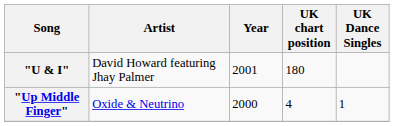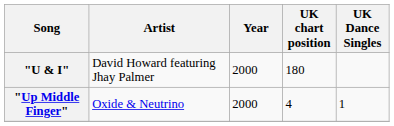(245, 70) 2001 -> (245, 70) 2000
